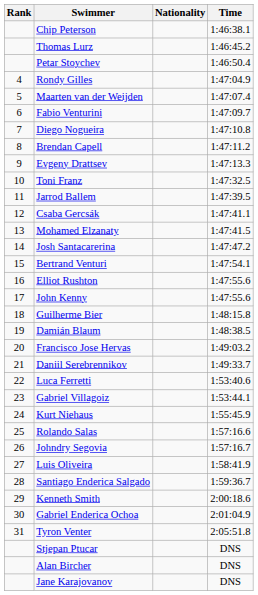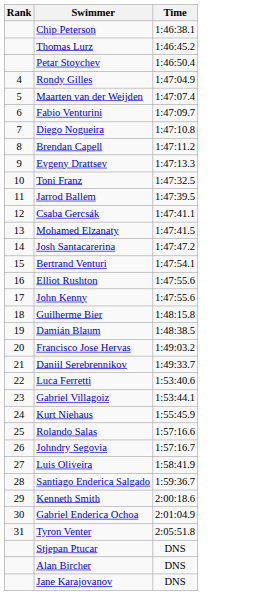- column: (180, 12)
